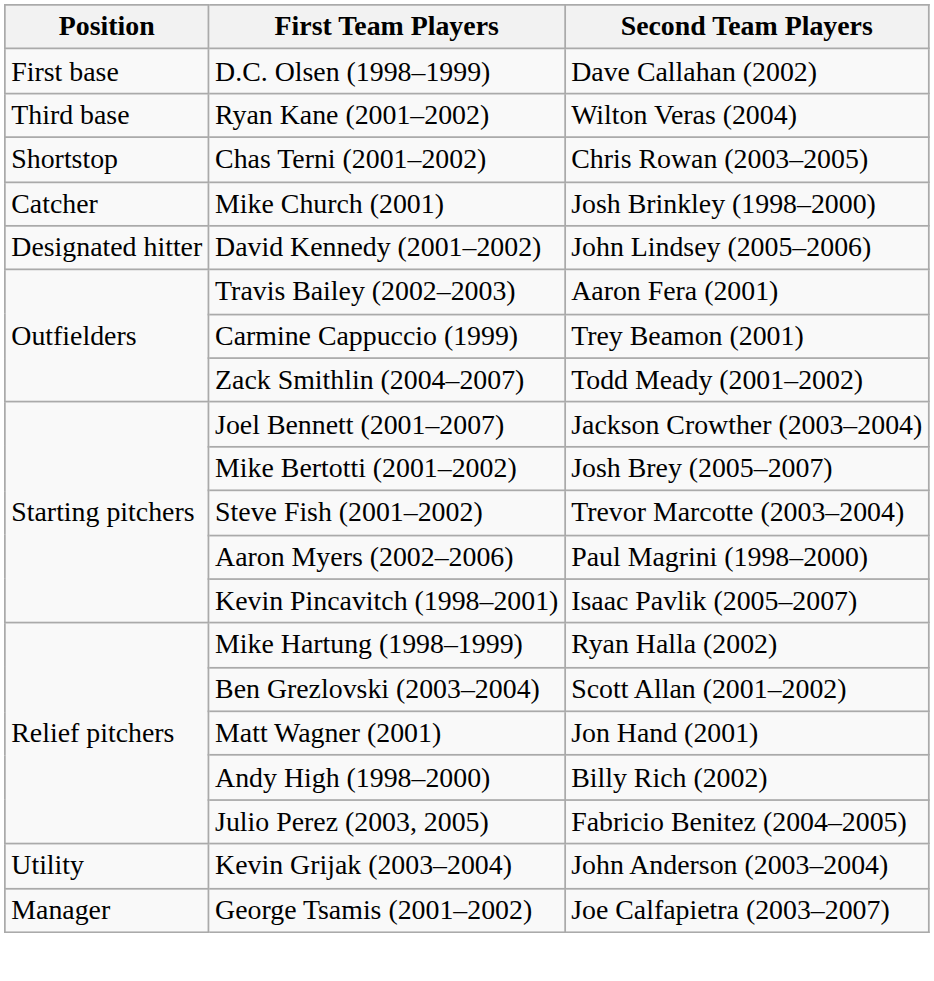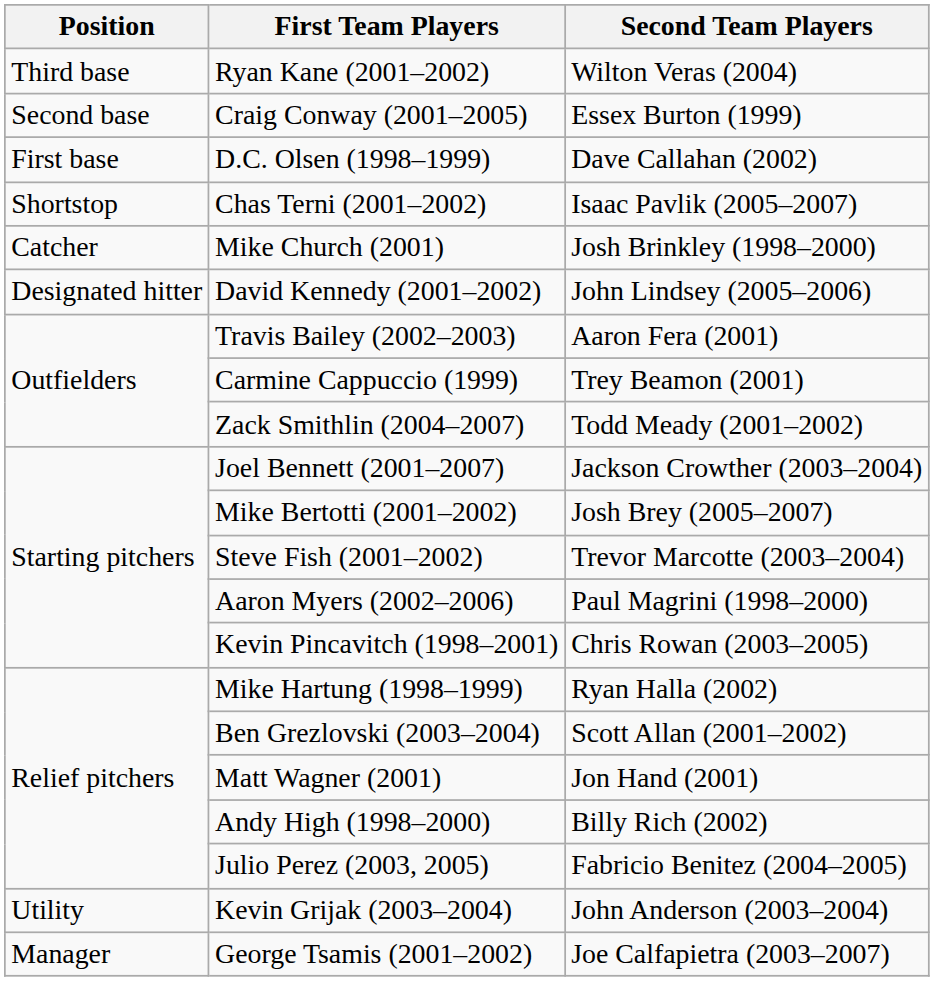rows swapped: (353, 70) <-> (352, 114)
+ row: (371, 114)
(720, 159) Chris Rowan (2003–2005) -> (714, 203) Isaac Pavlik (2005–2007)
(714, 600) Isaac Pavlik (2005–2007) -> (720, 644) Chris Rowan (2003–2005)
